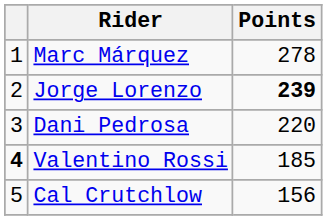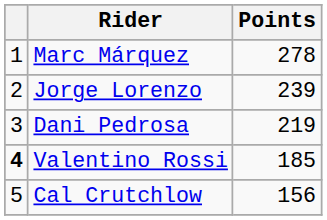(297, 92) bold -> (297, 92) normal
(297, 127) 220 -> (297, 127) 219
